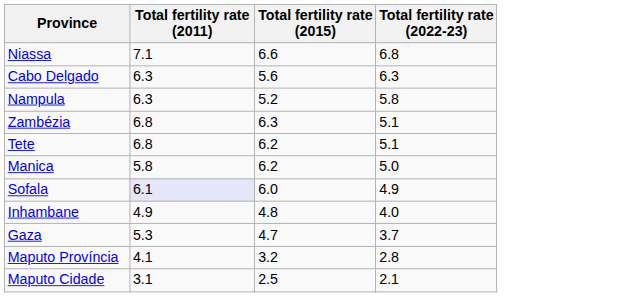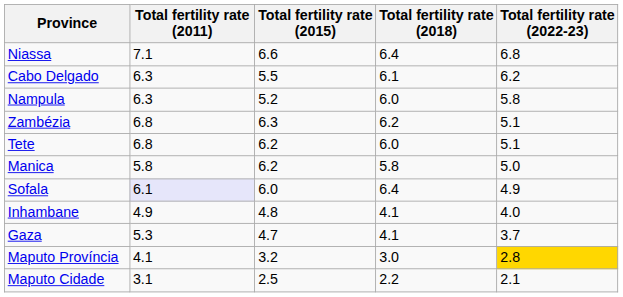+ column: (436, 23)
(268, 76) 5.6 -> (268, 76) 5.5
(389, 76) 6.3 -> (510, 76) 6.2
(389, 257) no background -> (510, 257) gold background
